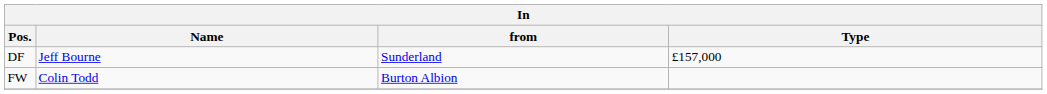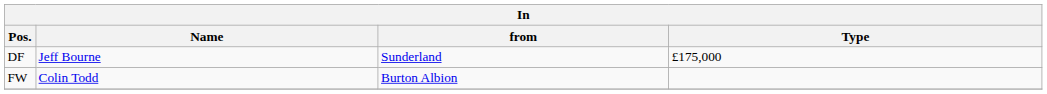(697, 57) £157,000 -> (697, 57) £175,000
